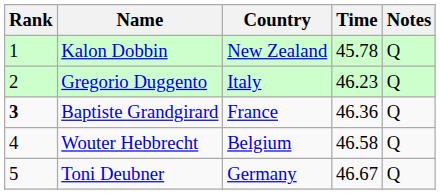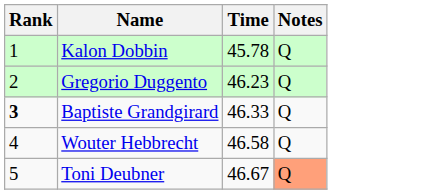- column: (277, 20)
(357, 112) 46.36 -> (248, 112) 46.33
(393, 174) no background -> (285, 174) lightsalmon background
